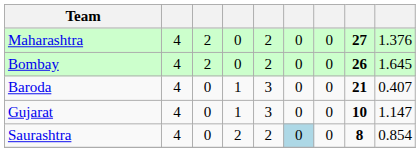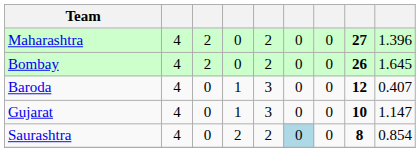(395, 40) 1.376 -> (395, 40) 1.396
(360, 87) 21 -> (360, 87) 12
